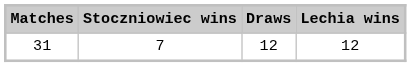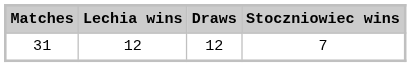columns swapped: (350, 19) <-> (160, 19)
